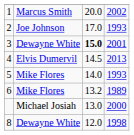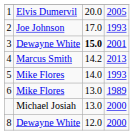(44, 12) Marcus Smith -> (47, 12) Elvis Dumervil
(117, 12) 2002 -> (117, 12) 2005
(47, 59) Elvis Dumervil -> (44, 59) Marcus Smith
(93, 59) 14.5 -> (93, 59) 14.2
(93, 91) 13.2 -> (93, 91) 13.0
(117, 122) 1998 -> (117, 122) 2000
